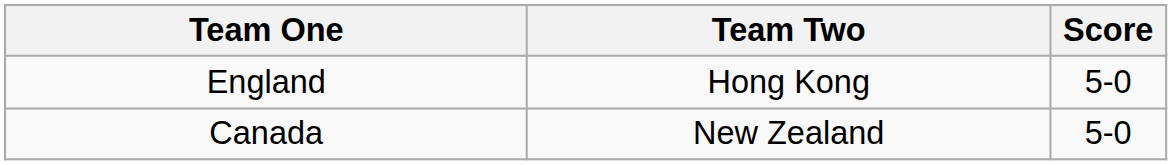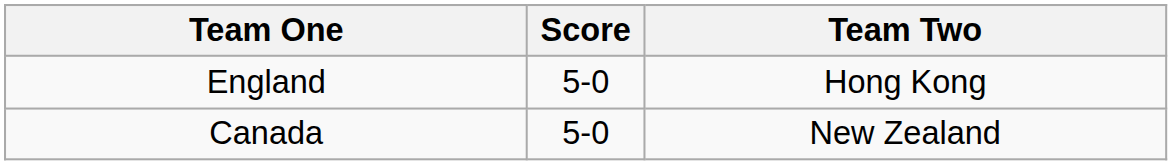columns swapped: (789, 30) <-> (1108, 30)
